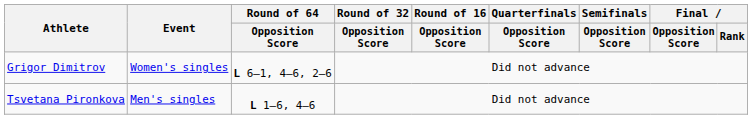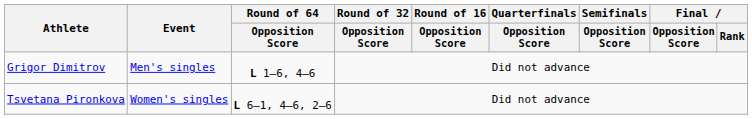(179, 67) Women's singles -> (173, 67) Men's singles
(283, 74) L 6–1, 4–6, 2–6 -> (283, 74) L 1–6, 4–6
(173, 99) Men's singles -> (179, 99) Women's singles
(283, 105) L 1–6, 4–6 -> (283, 105) L 6–1, 4–6, 2–6
